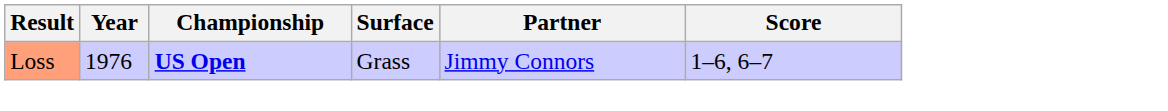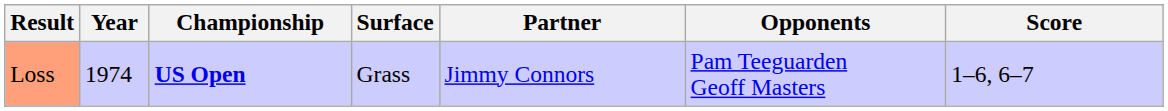+ column: (816, 23)
(109, 60) 1976 -> (109, 73) 1974
